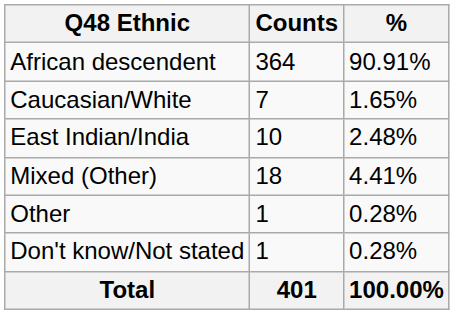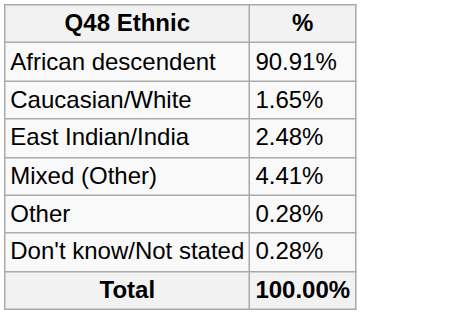- column: (297, 23)
